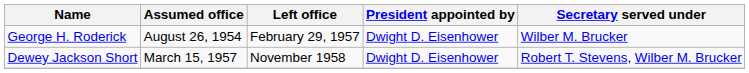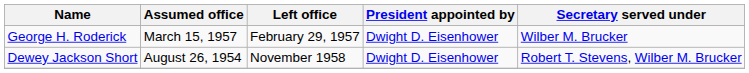(193, 36) August 26, 1954 -> (190, 36) March 15, 1957
(190, 57) March 15, 1957 -> (193, 57) August 26, 1954
